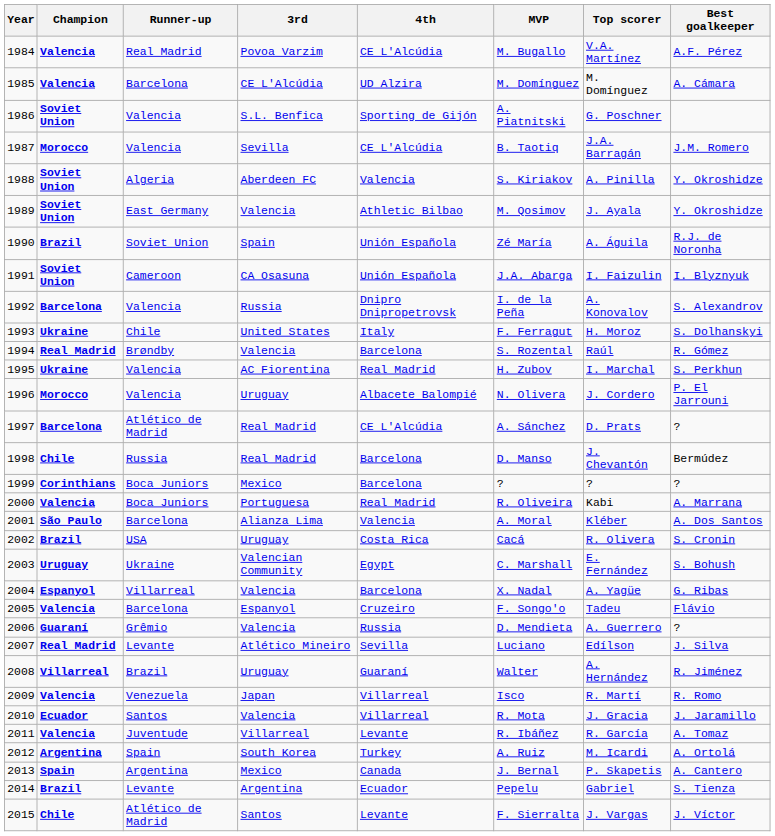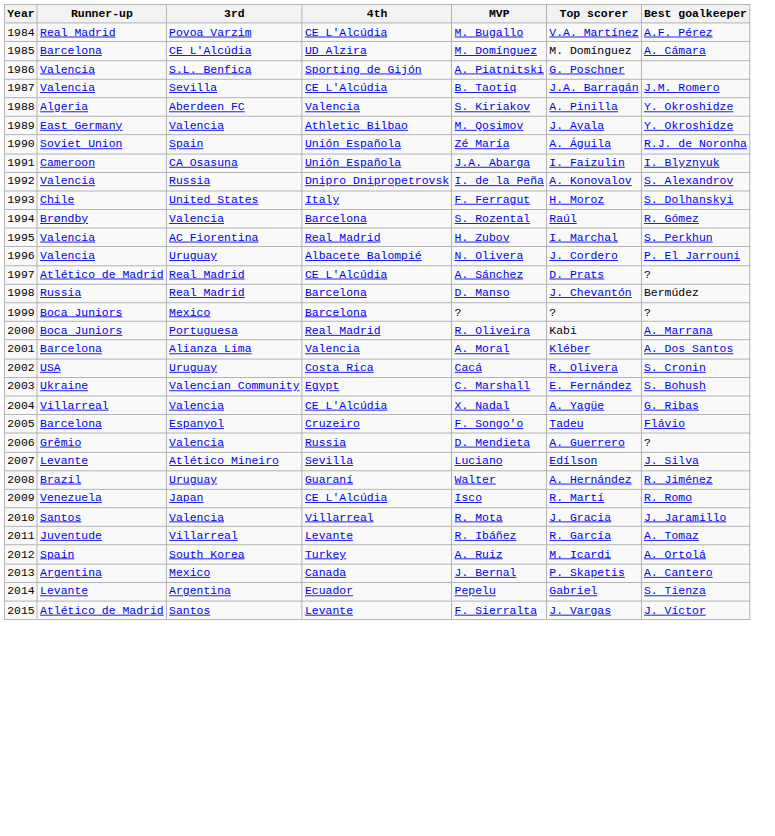- column: (80, 20)
(391, 590) Barcelona -> (346, 405) CE L'Alcúdia
(394, 697) Villarreal -> (346, 499) CE L'Alcúdia
